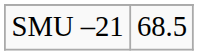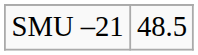(162, 27) 68.5 -> (162, 27) 48.5
